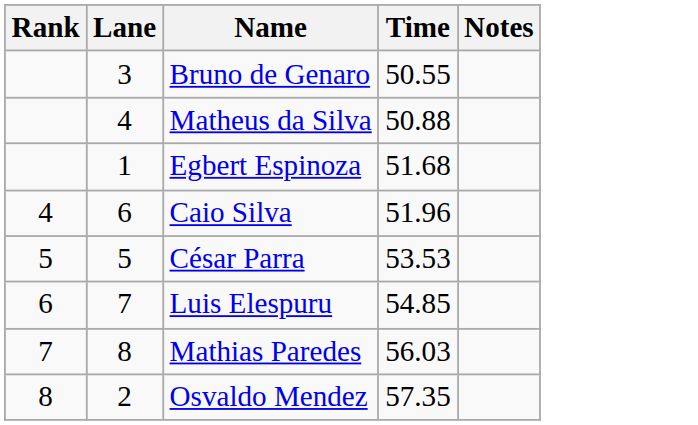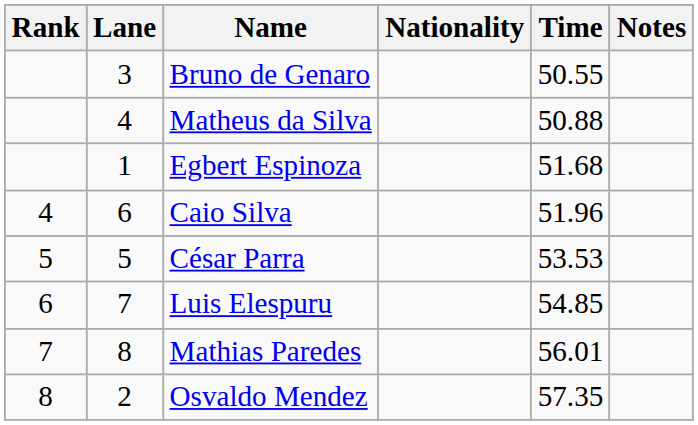+ column: (455, 27)
(418, 350) 56.03 -> (571, 350) 56.01
